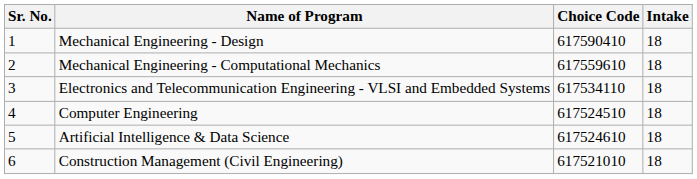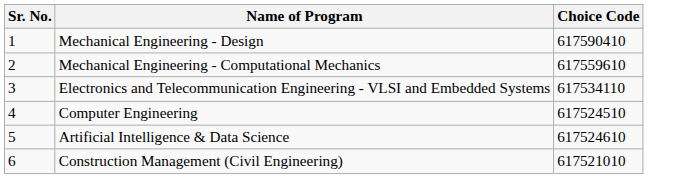- column: (668, 16)
